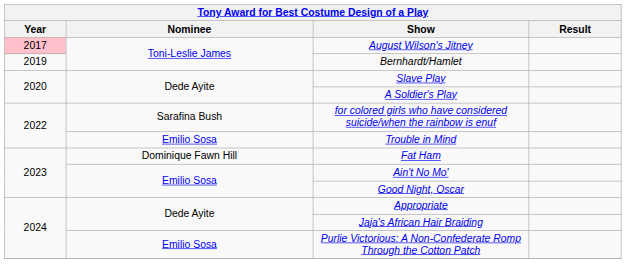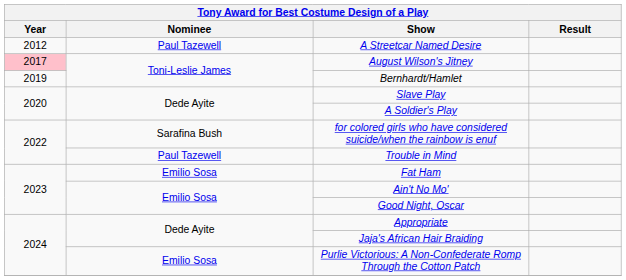+ row: (421, 45)
(189, 139) Emilio Sosa -> (189, 156) Paul Tazewell
(189, 156) Dominique Fawn Hill -> (189, 172) Emilio Sosa
